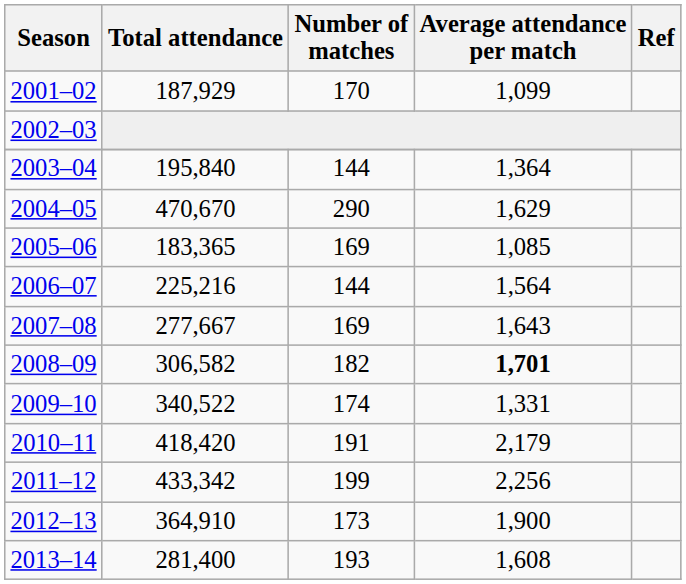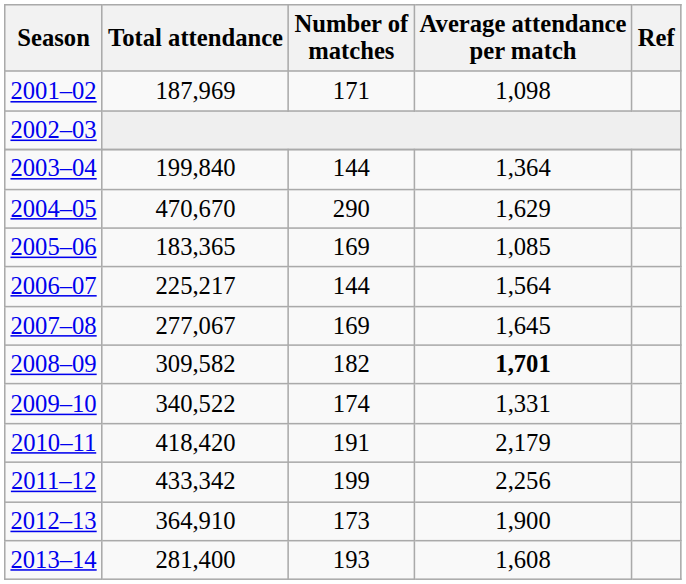(196, 90) 187,929 -> (196, 90) 187,969
(351, 90) 170 -> (351, 90) 171
(523, 90) 1,099 -> (523, 90) 1,098
(196, 168) 195,840 -> (196, 168) 199,840
(196, 286) 225,216 -> (196, 286) 225,217
(196, 325) 277,667 -> (196, 325) 277,067
(523, 325) 1,643 -> (523, 325) 1,645
(196, 364) 306,582 -> (196, 364) 309,582
